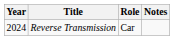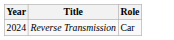- column: (156, 12)
